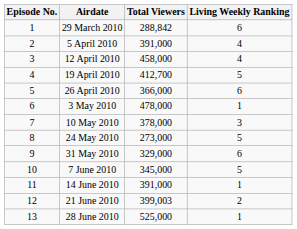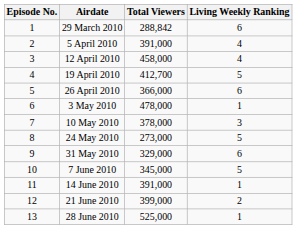(156, 201) 399,003 -> (156, 201) 399,000
